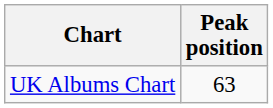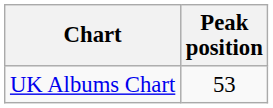(224, 84) 63 -> (224, 84) 53
